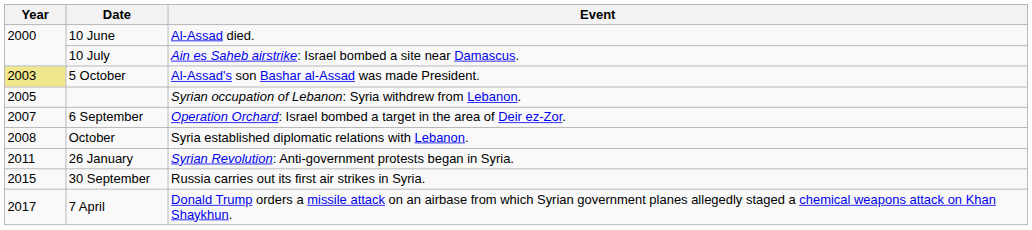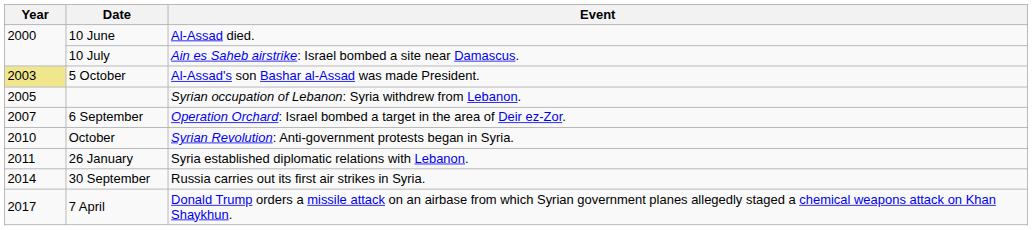(22, 138) 2008 -> (22, 138) 2010
(320, 138) Syria established diplomatic relations with Lebanon. -> (343, 138) Syrian Revolution: Anti-government protests began in Syria.
(343, 158) Syrian Revolution: Anti-government protests began in Syria. -> (320, 158) Syria established diplomatic relations with Lebanon.
(22, 179) 2015 -> (22, 179) 2014
